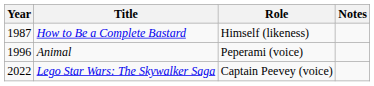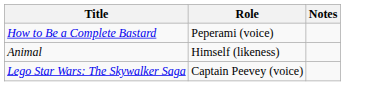- column: (19, 14)
(265, 33) Himself (likeness) -> (232, 33) Peperami (voice)
(262, 52) Peperami (voice) -> (235, 52) Himself (likeness)
